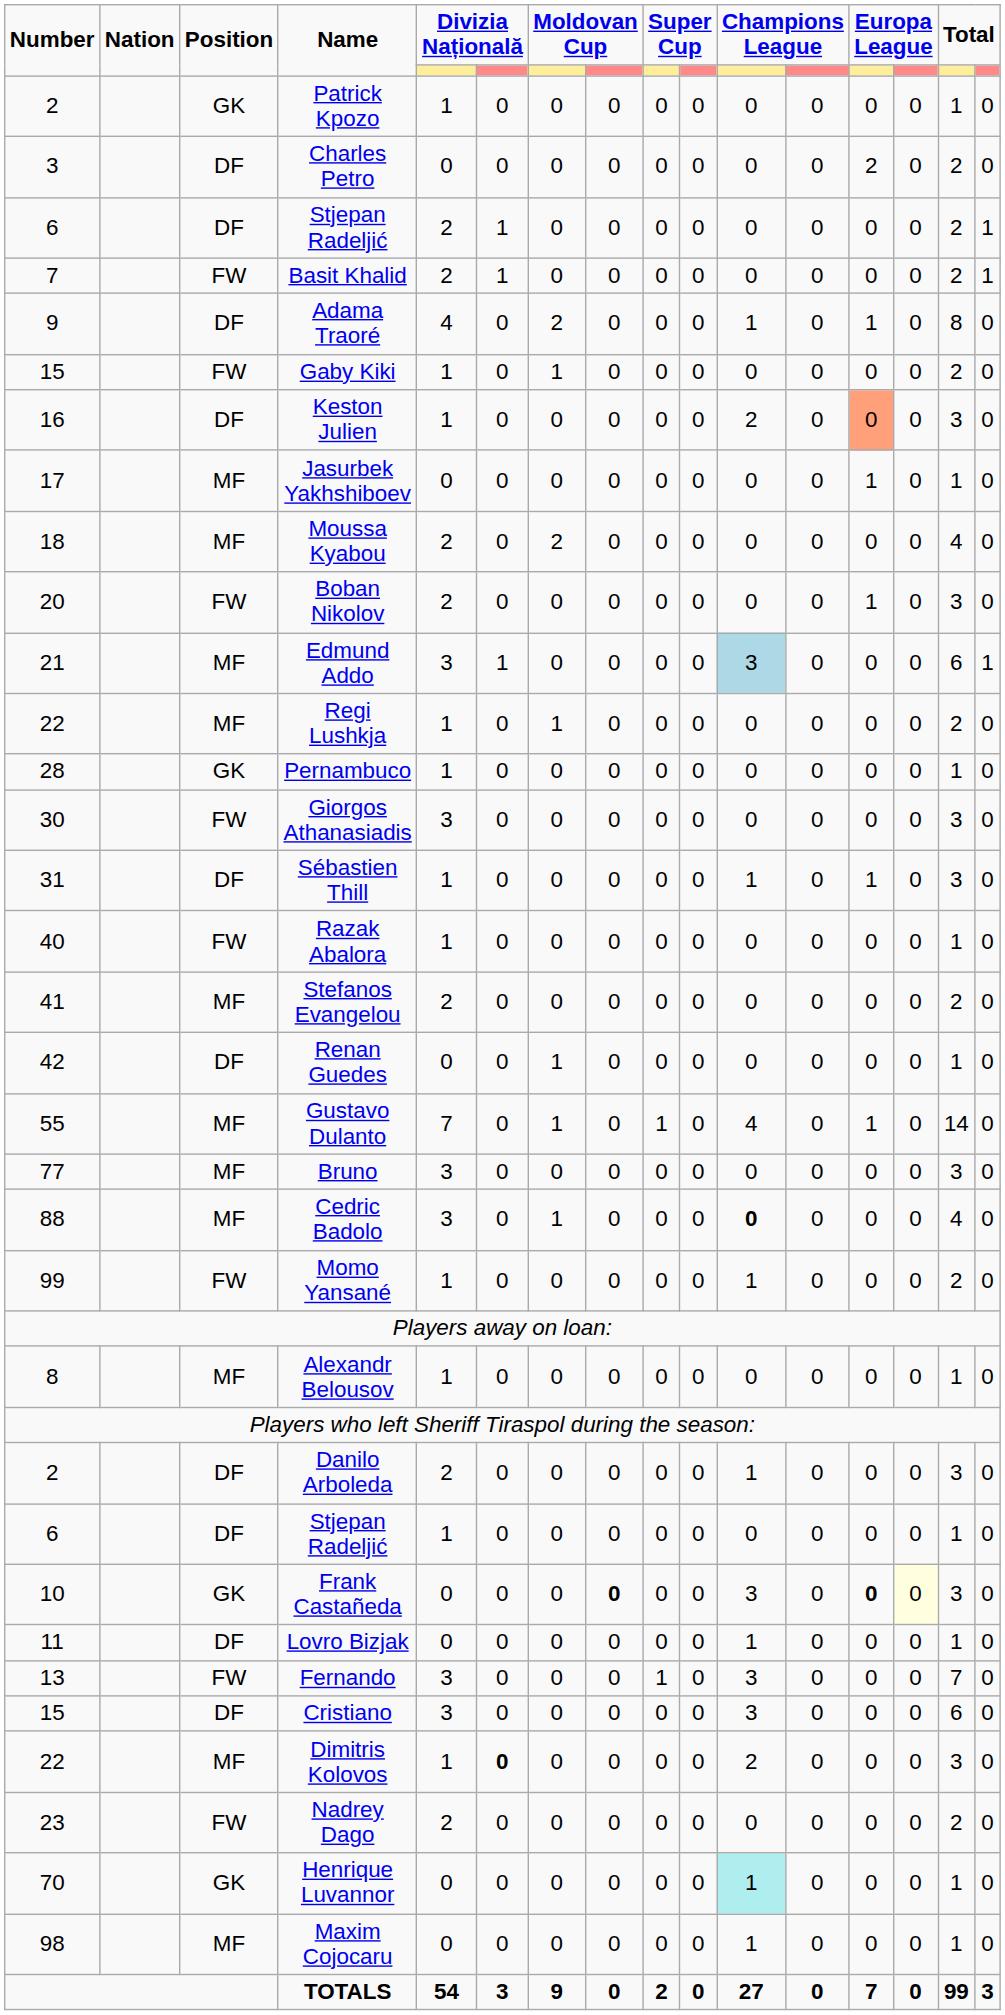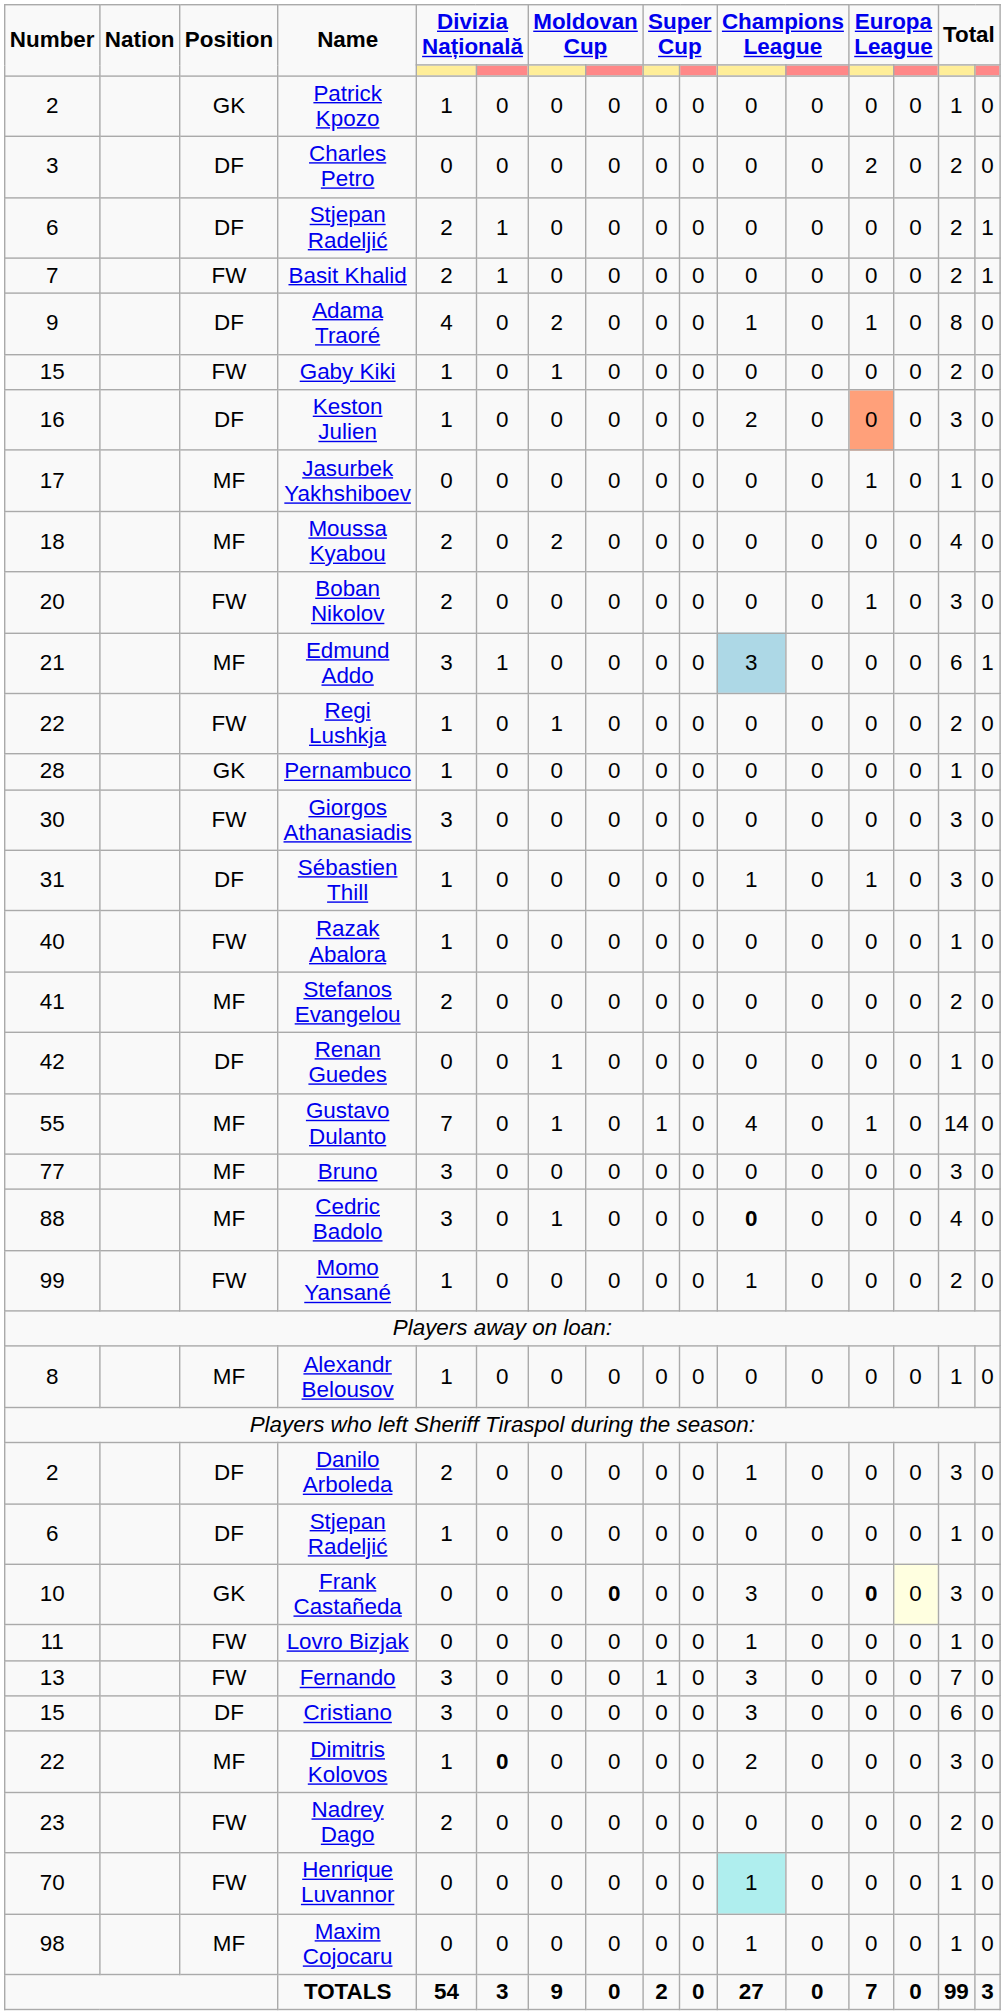(229, 723) MF -> (229, 723) FW
(229, 1642) DF -> (229, 1642) FW
(229, 1883) GK -> (229, 1883) FW
